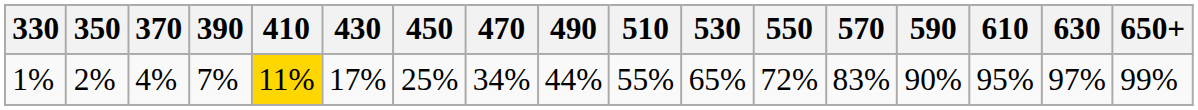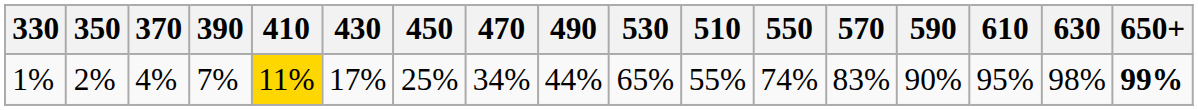columns swapped: (645, 29) <-> (717, 29)
(789, 79) 72% -> (789, 79) 74%
(1077, 79) 97% -> (1077, 79) 98%
(1149, 79) normal -> (1152, 79) bold
